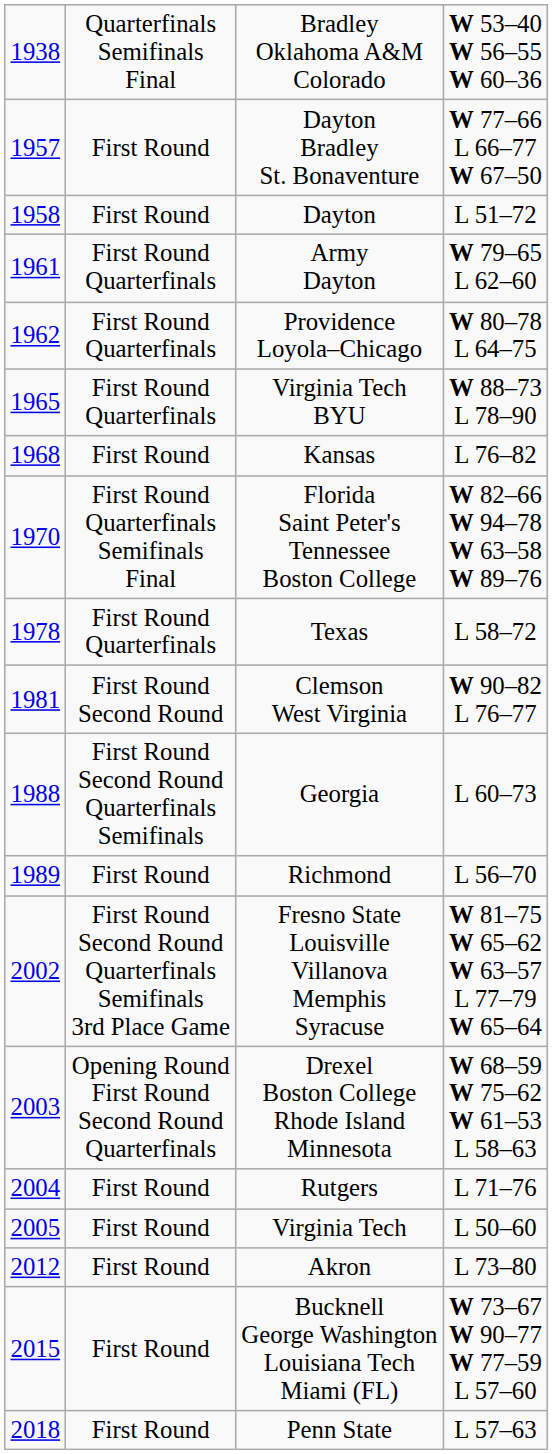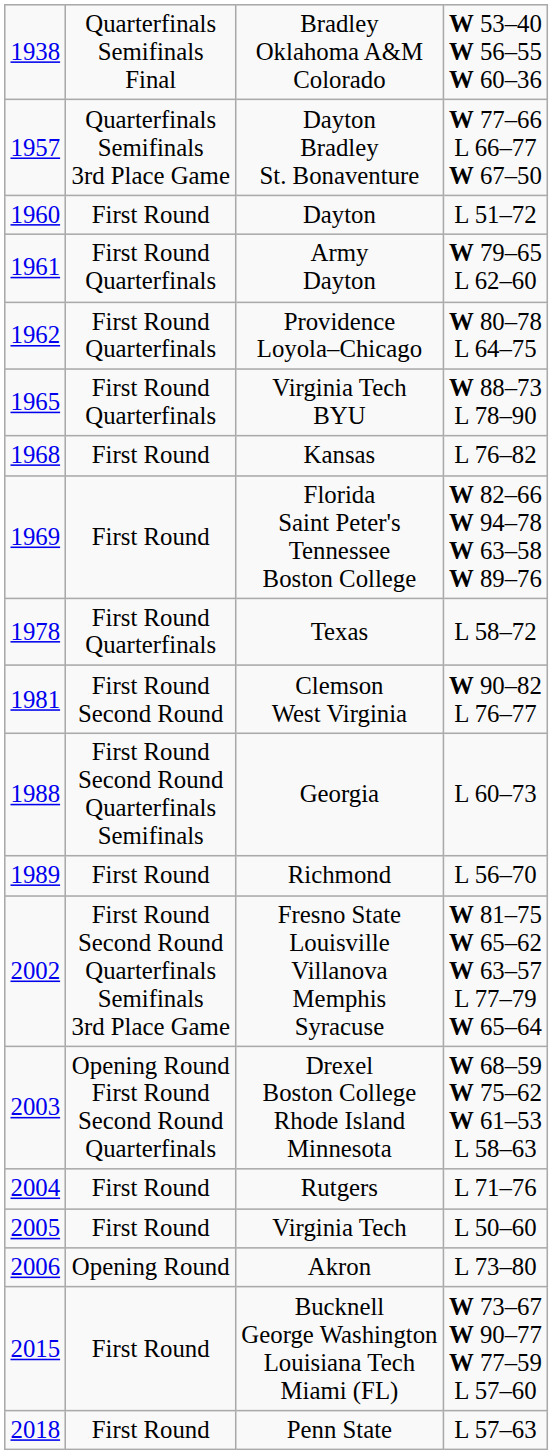(151, 147) First Round -> (151, 147) Quarterfinals Semifinals 3rd Place Game
(35, 214) 1958 -> (35, 214) 1960
(35, 536) 1970 -> (35, 536) 1969
(151, 536) First Round Quarterfinals Semifinals Final -> (151, 536) First Round
(35, 1267) 2012 -> (35, 1267) 2006
(151, 1267) First Round -> (151, 1267) Opening Round
